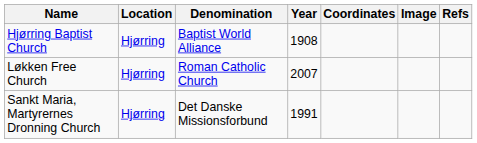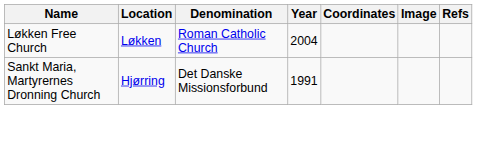- row: (50, 40)
(143, 74) Hjørring -> (141, 40) Løkken
(304, 74) 2007 -> (304, 40) 2004
